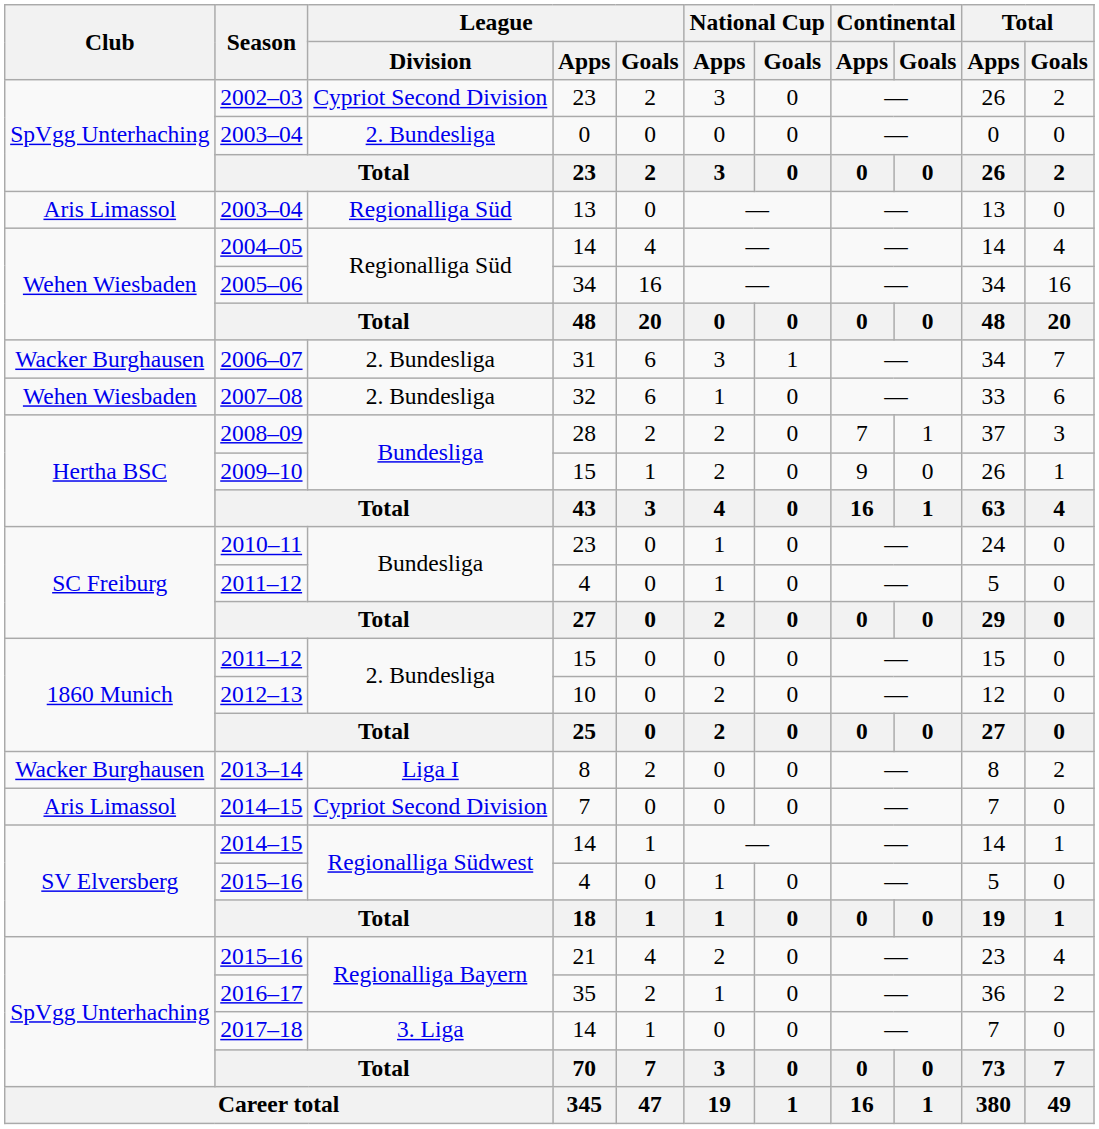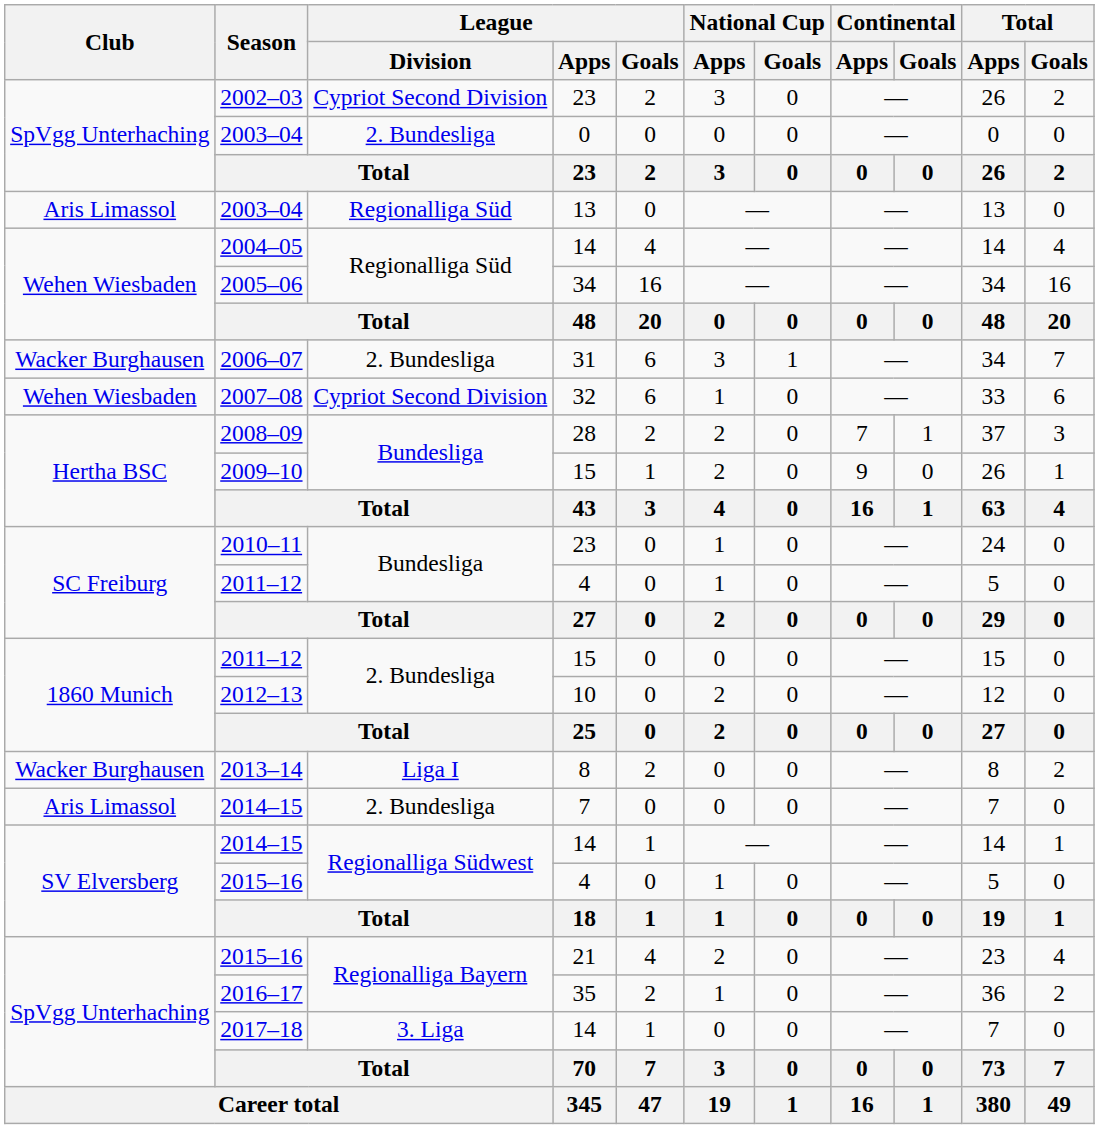(430, 396) 2. Bundesliga -> (430, 396) Cypriot Second Division
(430, 806) Cypriot Second Division -> (430, 806) 2. Bundesliga
